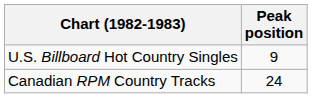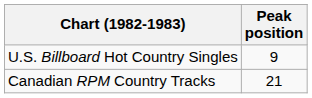(274, 81) 24 -> (274, 81) 21
